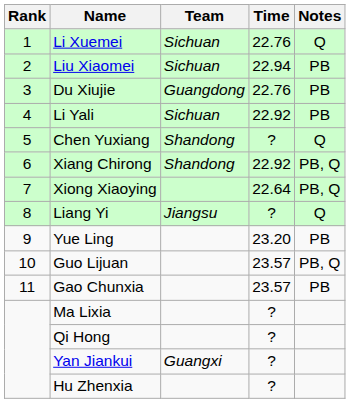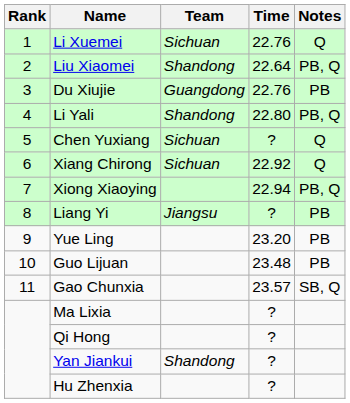(192, 66) Sichuan -> (199, 66) Shandong
(272, 66) 22.94 -> (272, 66) 22.64
(320, 66) PB -> (320, 66) PB, Q
(192, 115) Sichuan -> (199, 115) Shandong
(272, 115) 22.92 -> (272, 115) 22.80
(320, 115) PB -> (320, 115) PB, Q
(199, 139) Shandong -> (192, 139) Sichuan
(199, 164) Shandong -> (192, 164) Sichuan
(320, 164) PB, Q -> (320, 164) Q
(272, 189) 22.64 -> (272, 189) 22.94
(320, 213) Q -> (320, 213) PB
(272, 262) 23.57 -> (272, 262) 23.48
(320, 262) PB, Q -> (320, 262) PB
(320, 287) PB -> (320, 287) SB, Q
(193, 361) Guangxi -> (199, 361) Shandong
